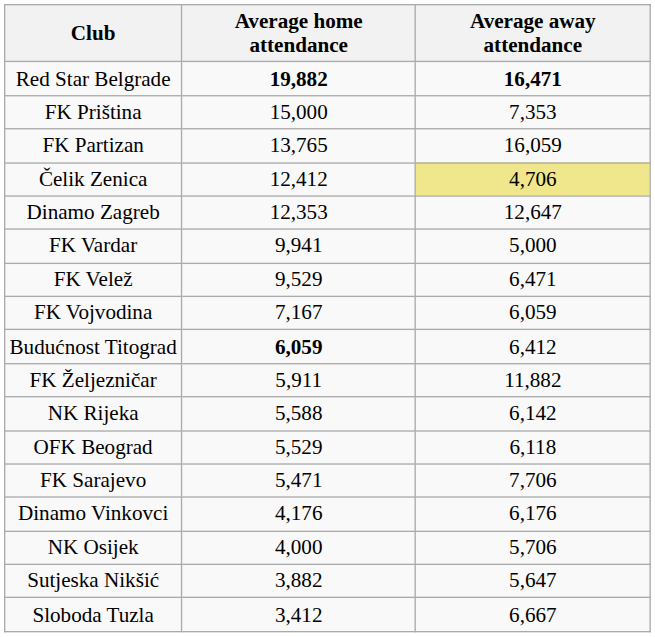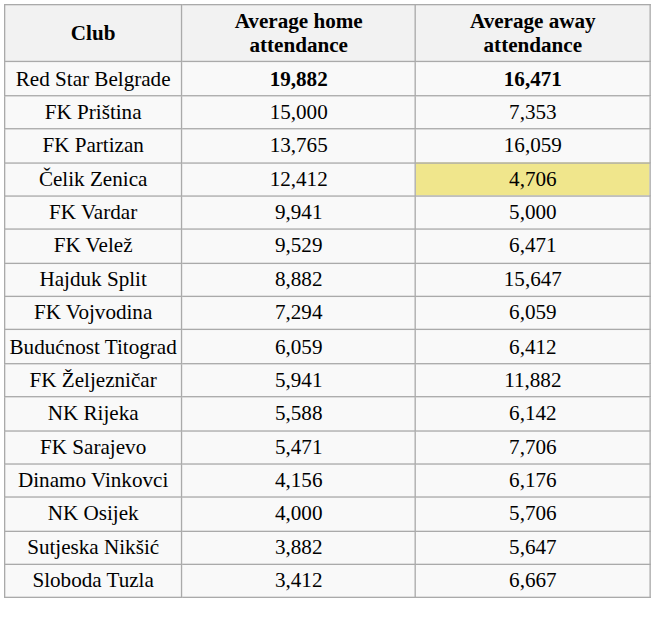- row: (93, 212)
+ row: (93, 279)
(299, 312) 7,167 -> (299, 312) 7,294
(299, 346) bold -> (299, 346) normal
(299, 379) 5,911 -> (299, 379) 5,941
- row: (93, 446)
(299, 513) 4,176 -> (299, 480) 4,156
